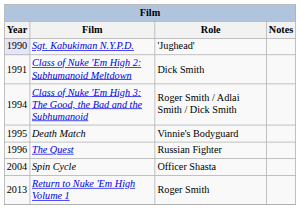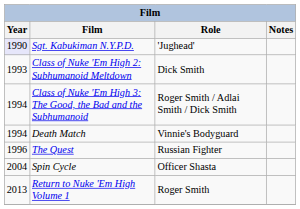(17, 69) 1991 -> (17, 69) 1993
(17, 133) 1995 -> (17, 133) 1994
